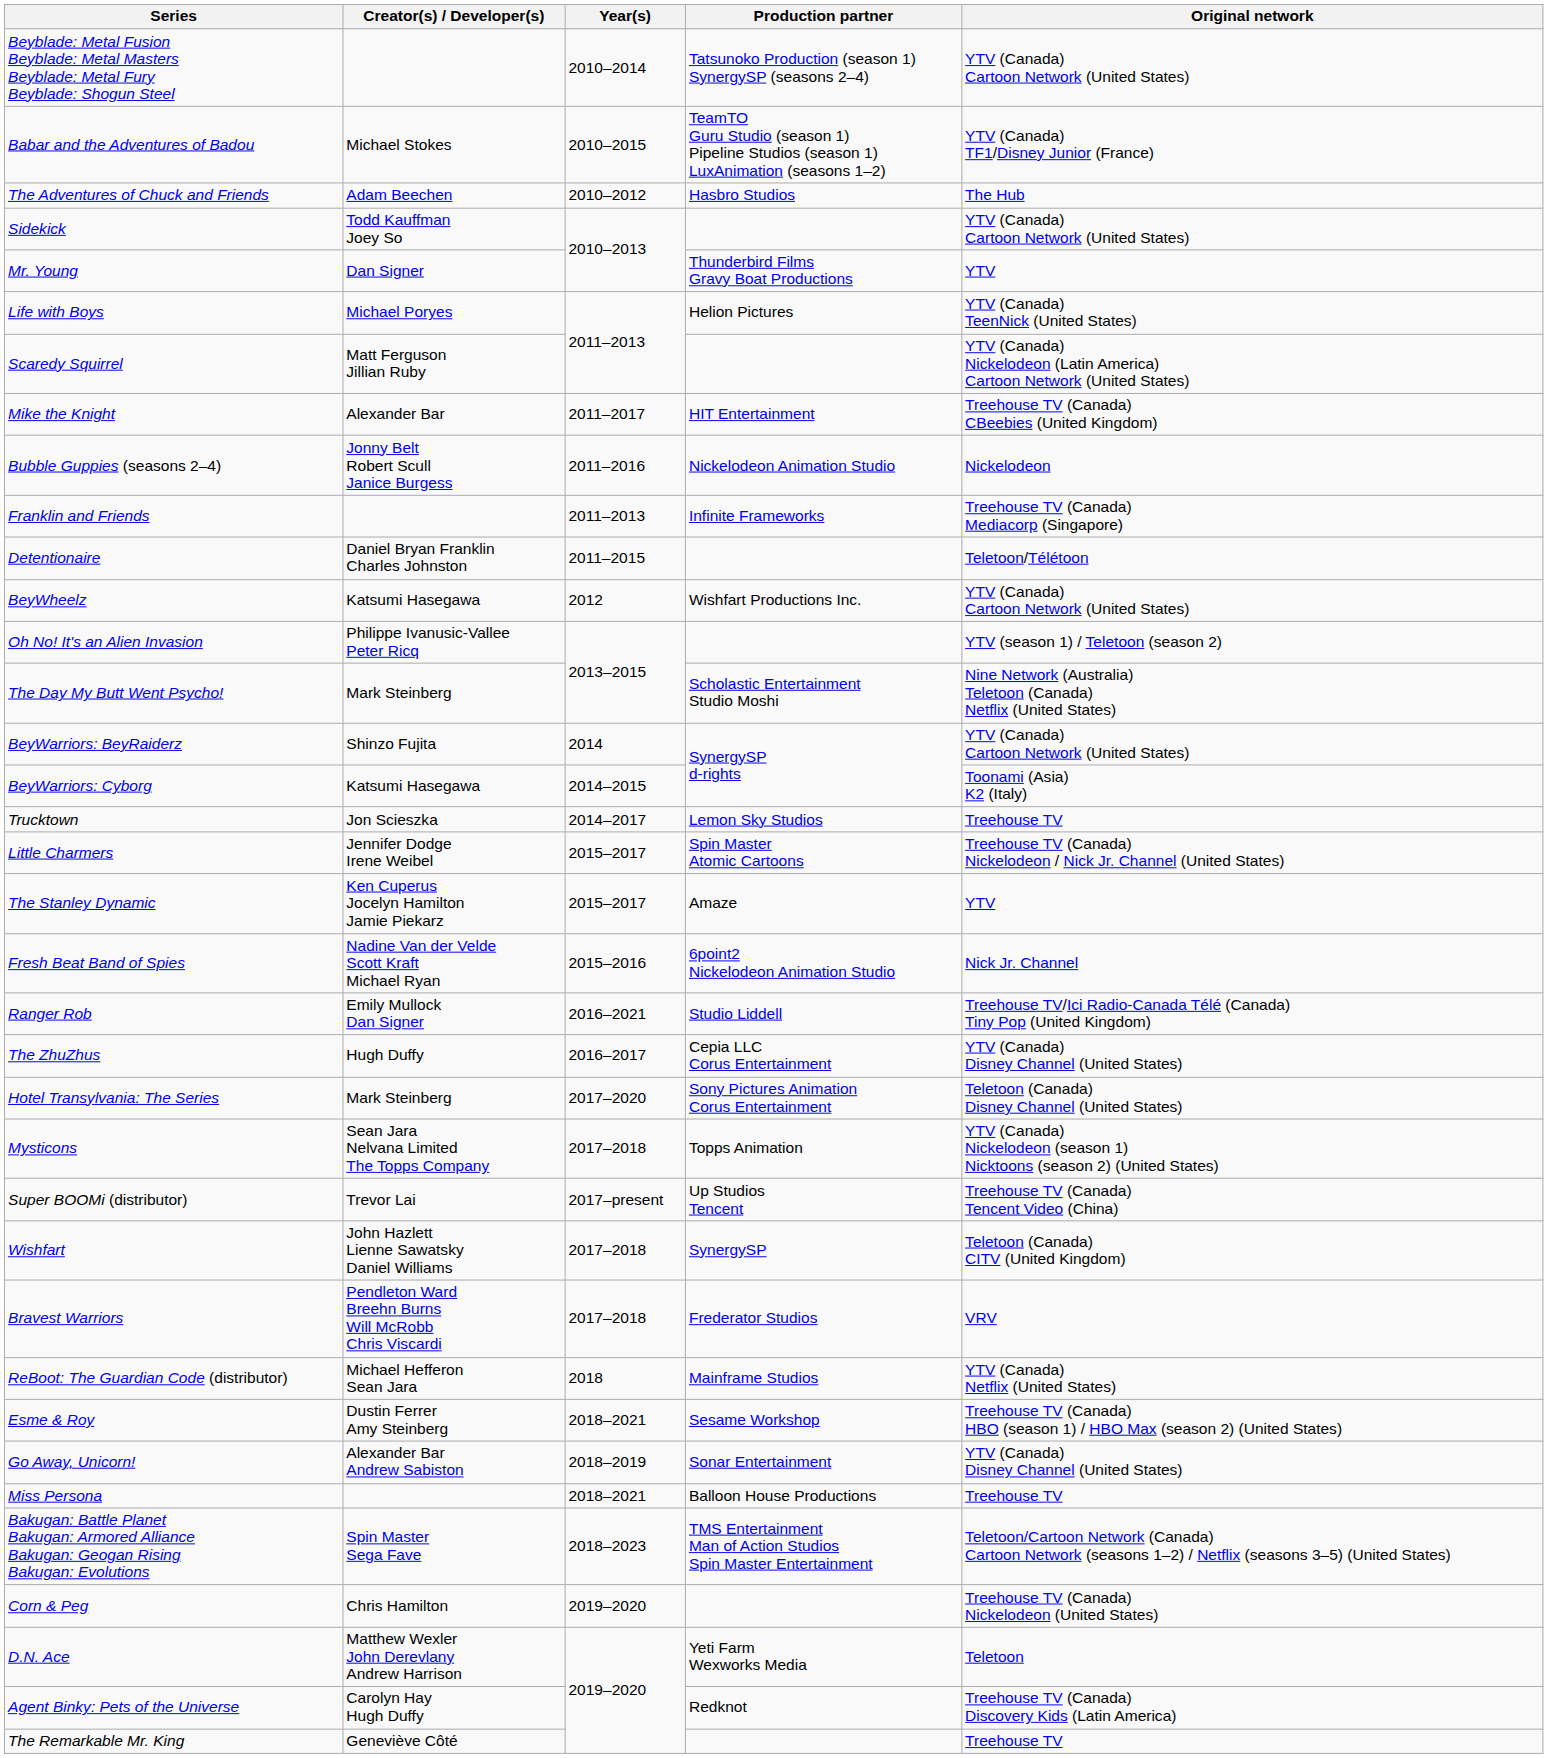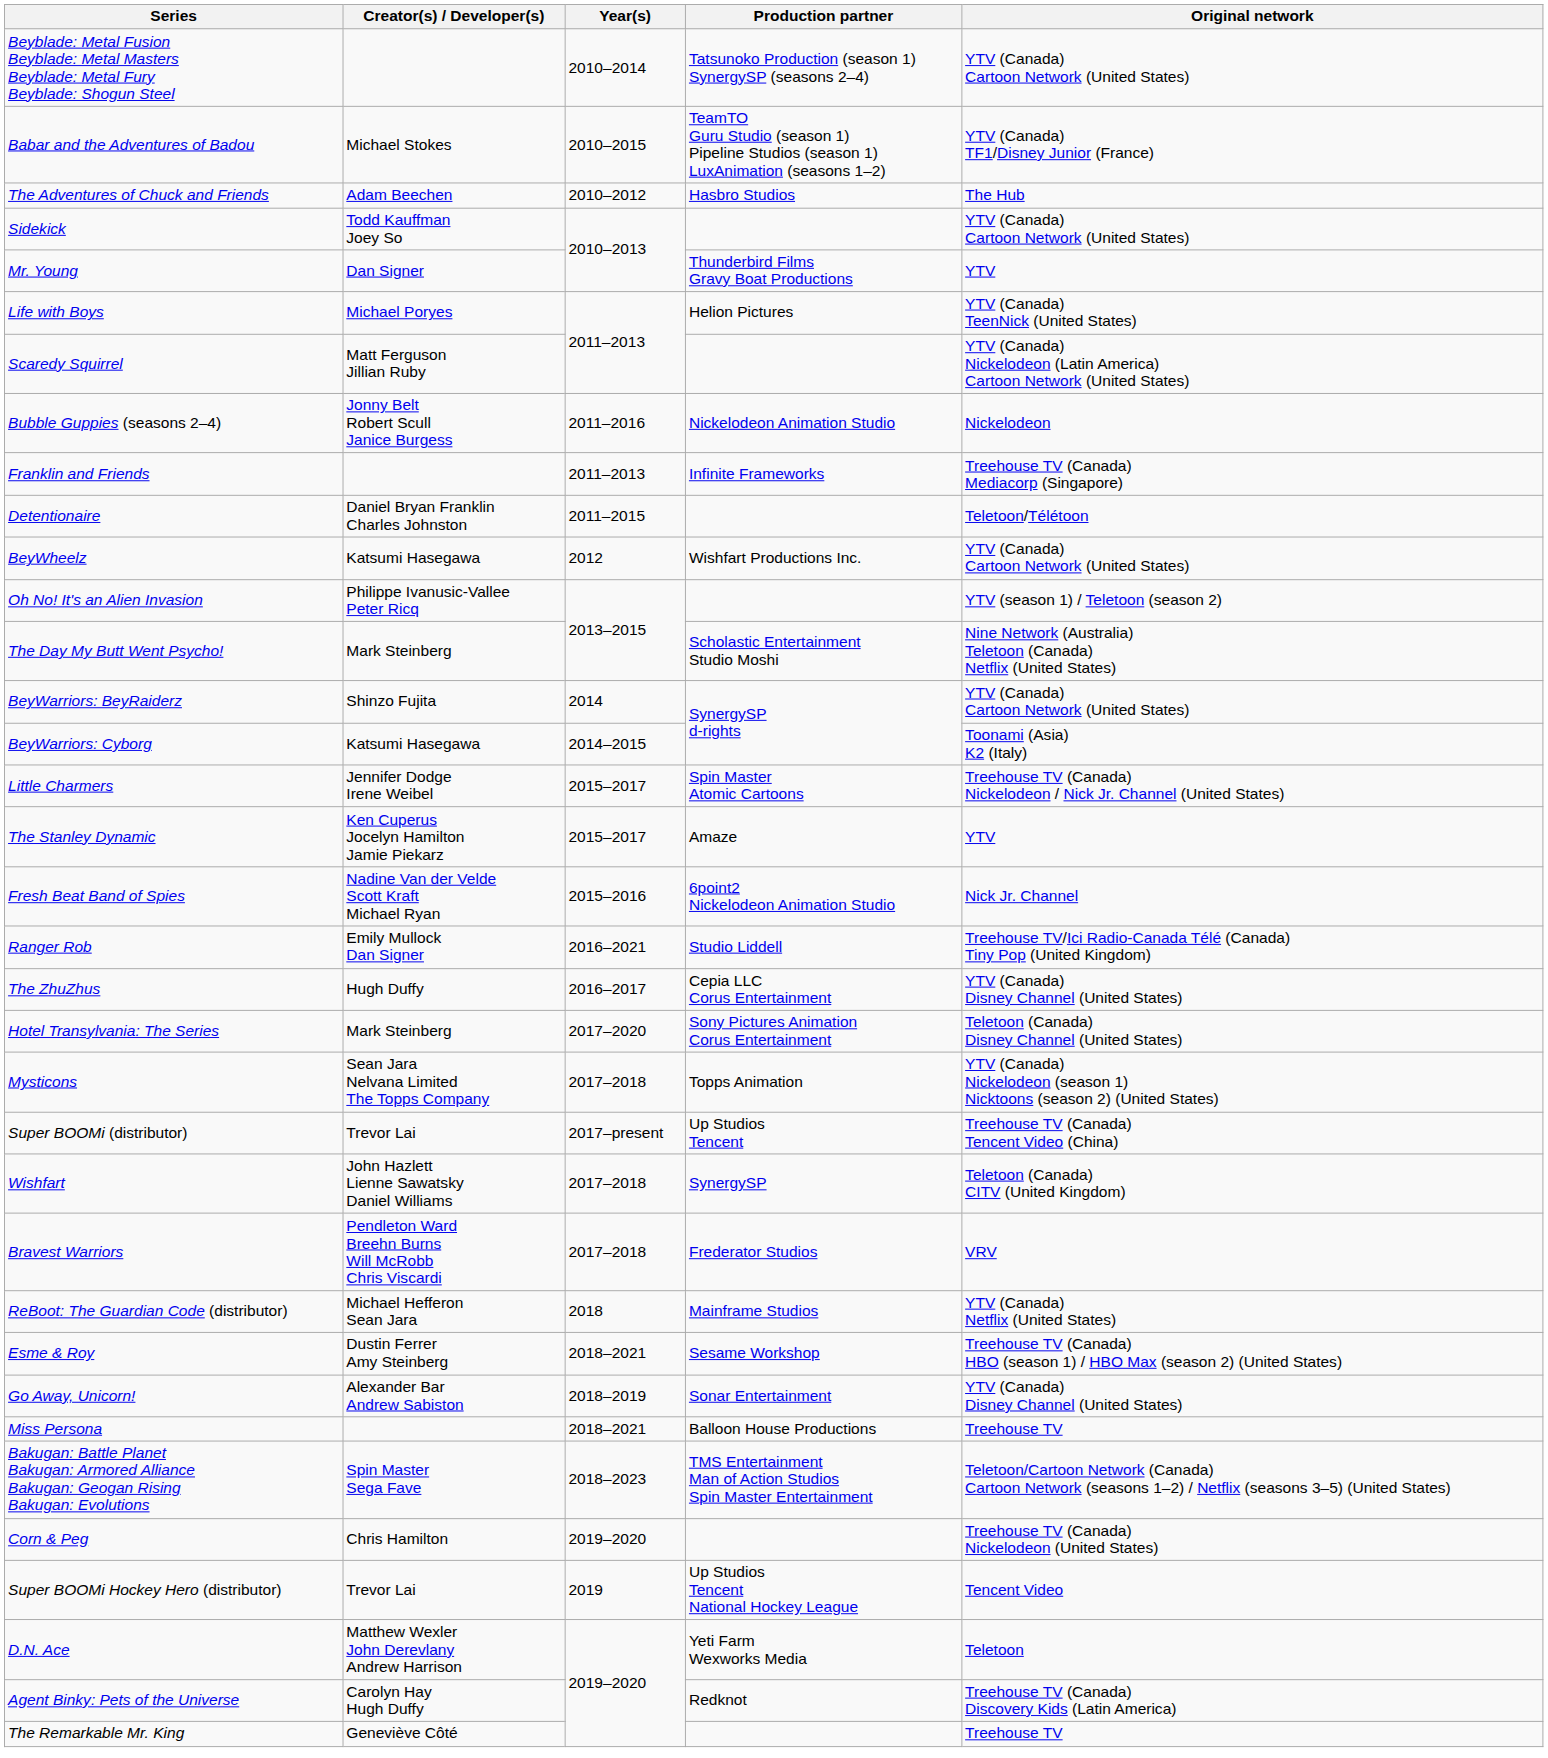- row: (62, 414)
- row: (43, 819)
+ row: (145, 1590)
